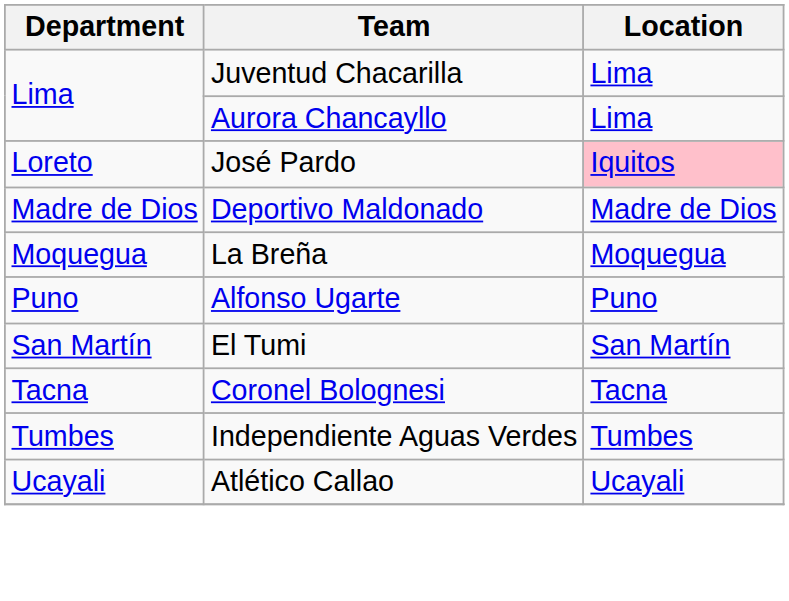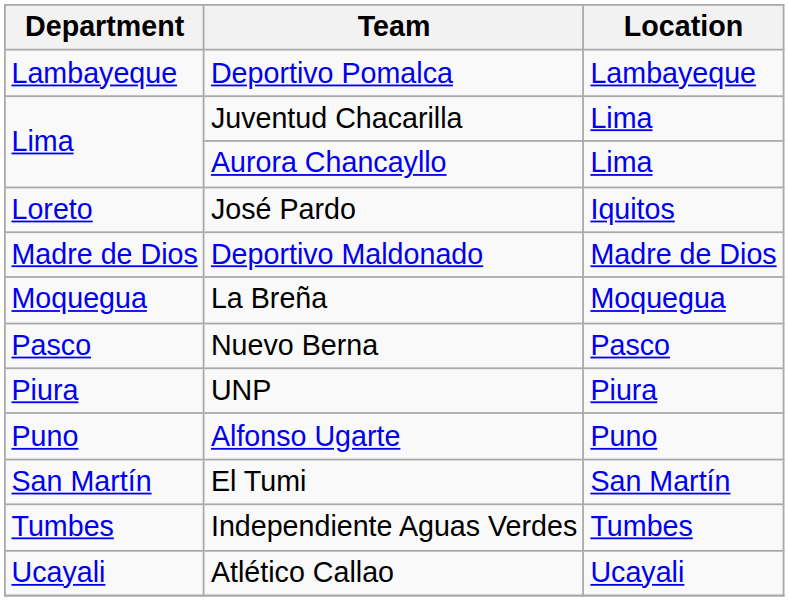+ row: (332, 72)
(633, 163) pink background -> (633, 208) no background
+ row: (295, 345)
+ row: (241, 390)
- row: (328, 390)
